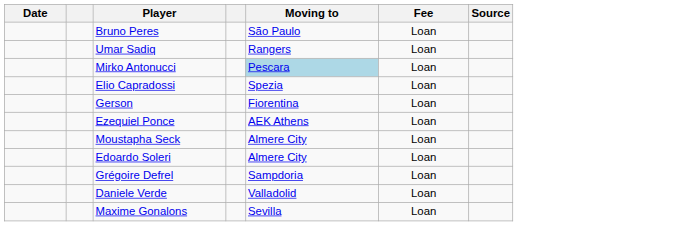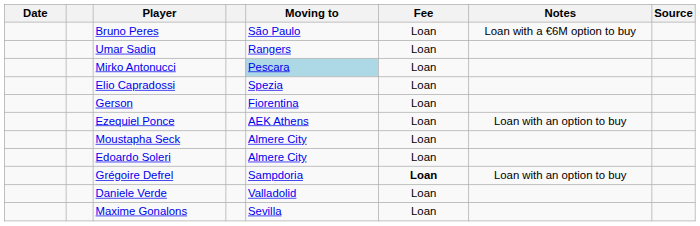+ column: (560, 13)
(424, 175) normal -> (424, 175) bold
